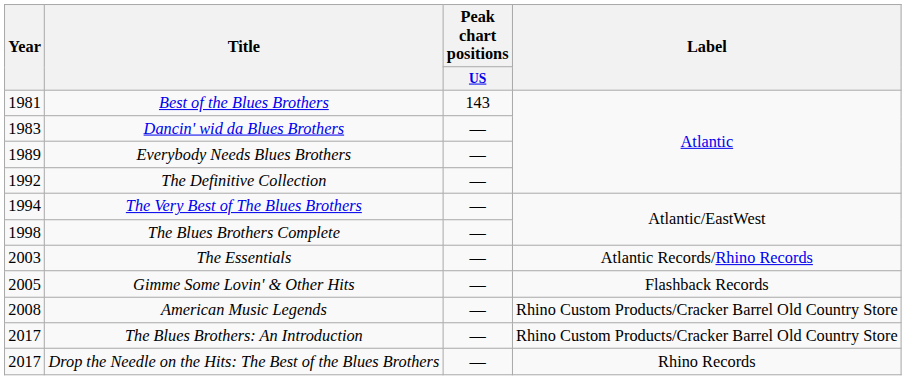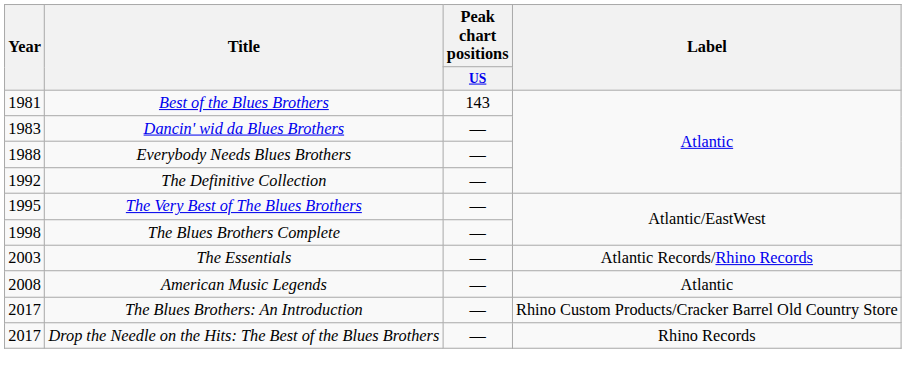(25, 154) 1989 -> (25, 154) 1988
(25, 206) 1994 -> (25, 206) 1995
- row: (244, 283)
(707, 309) Rhino Custom Products/Cracker Barrel Old Country Store -> (707, 283) Atlantic
